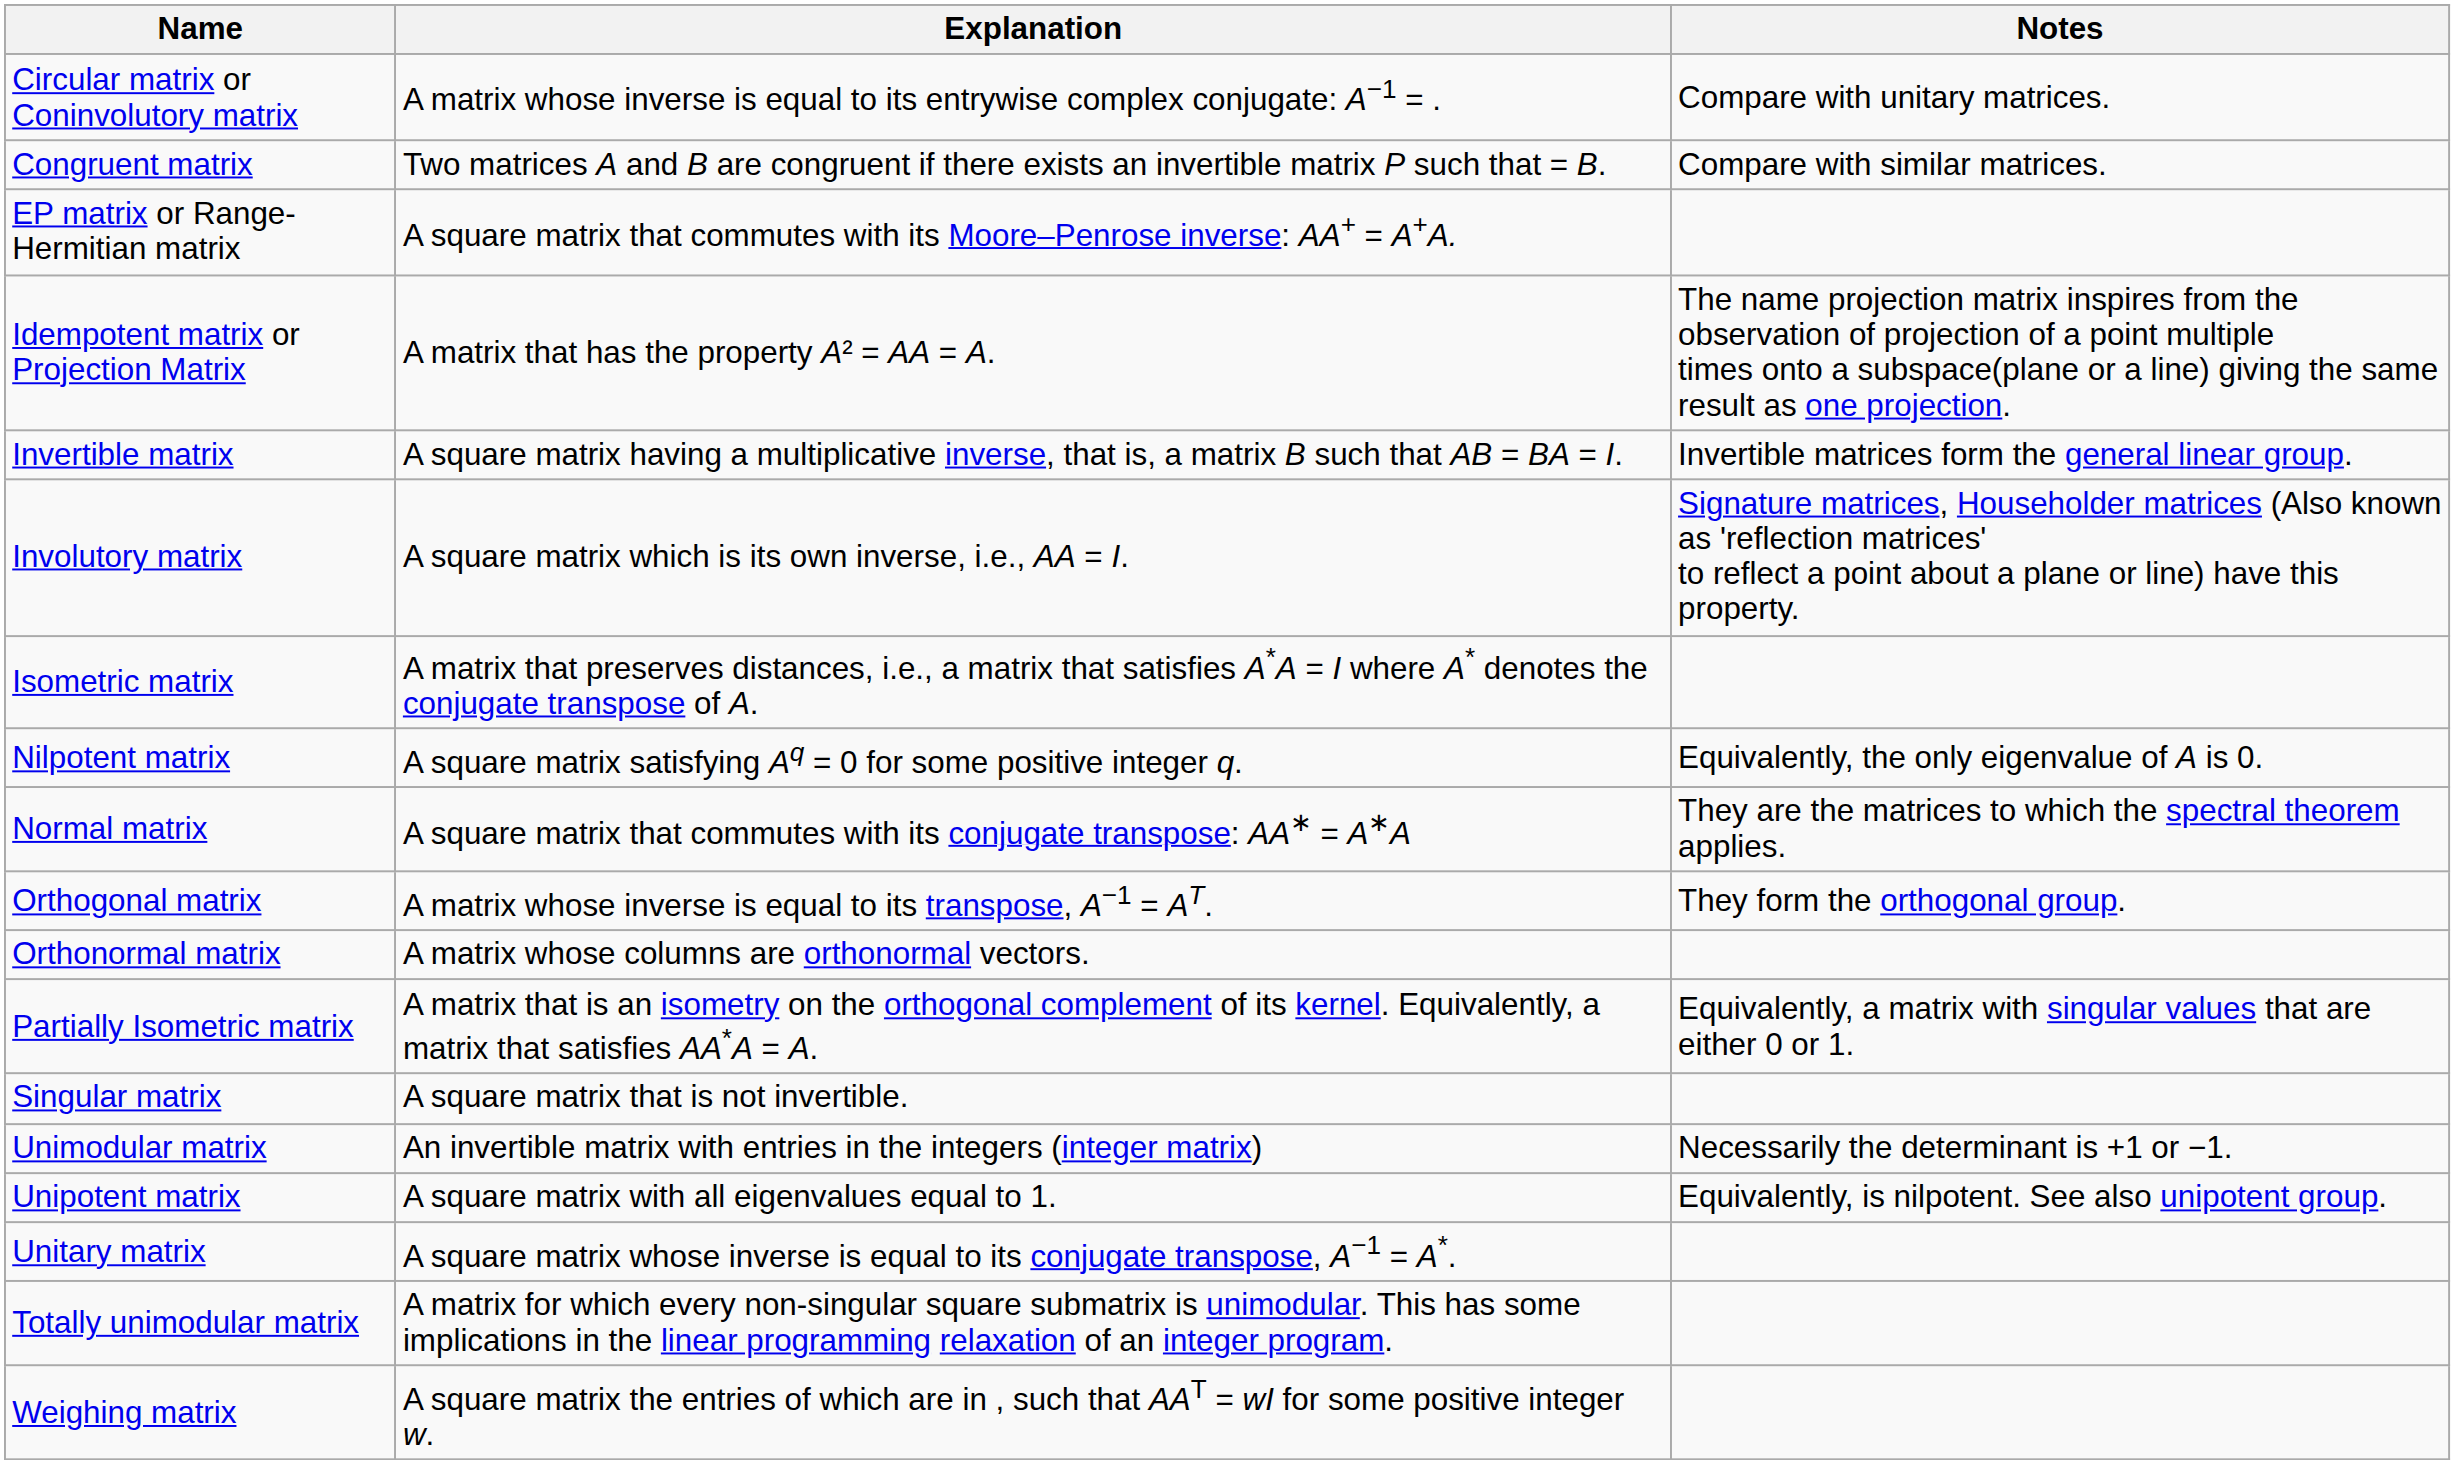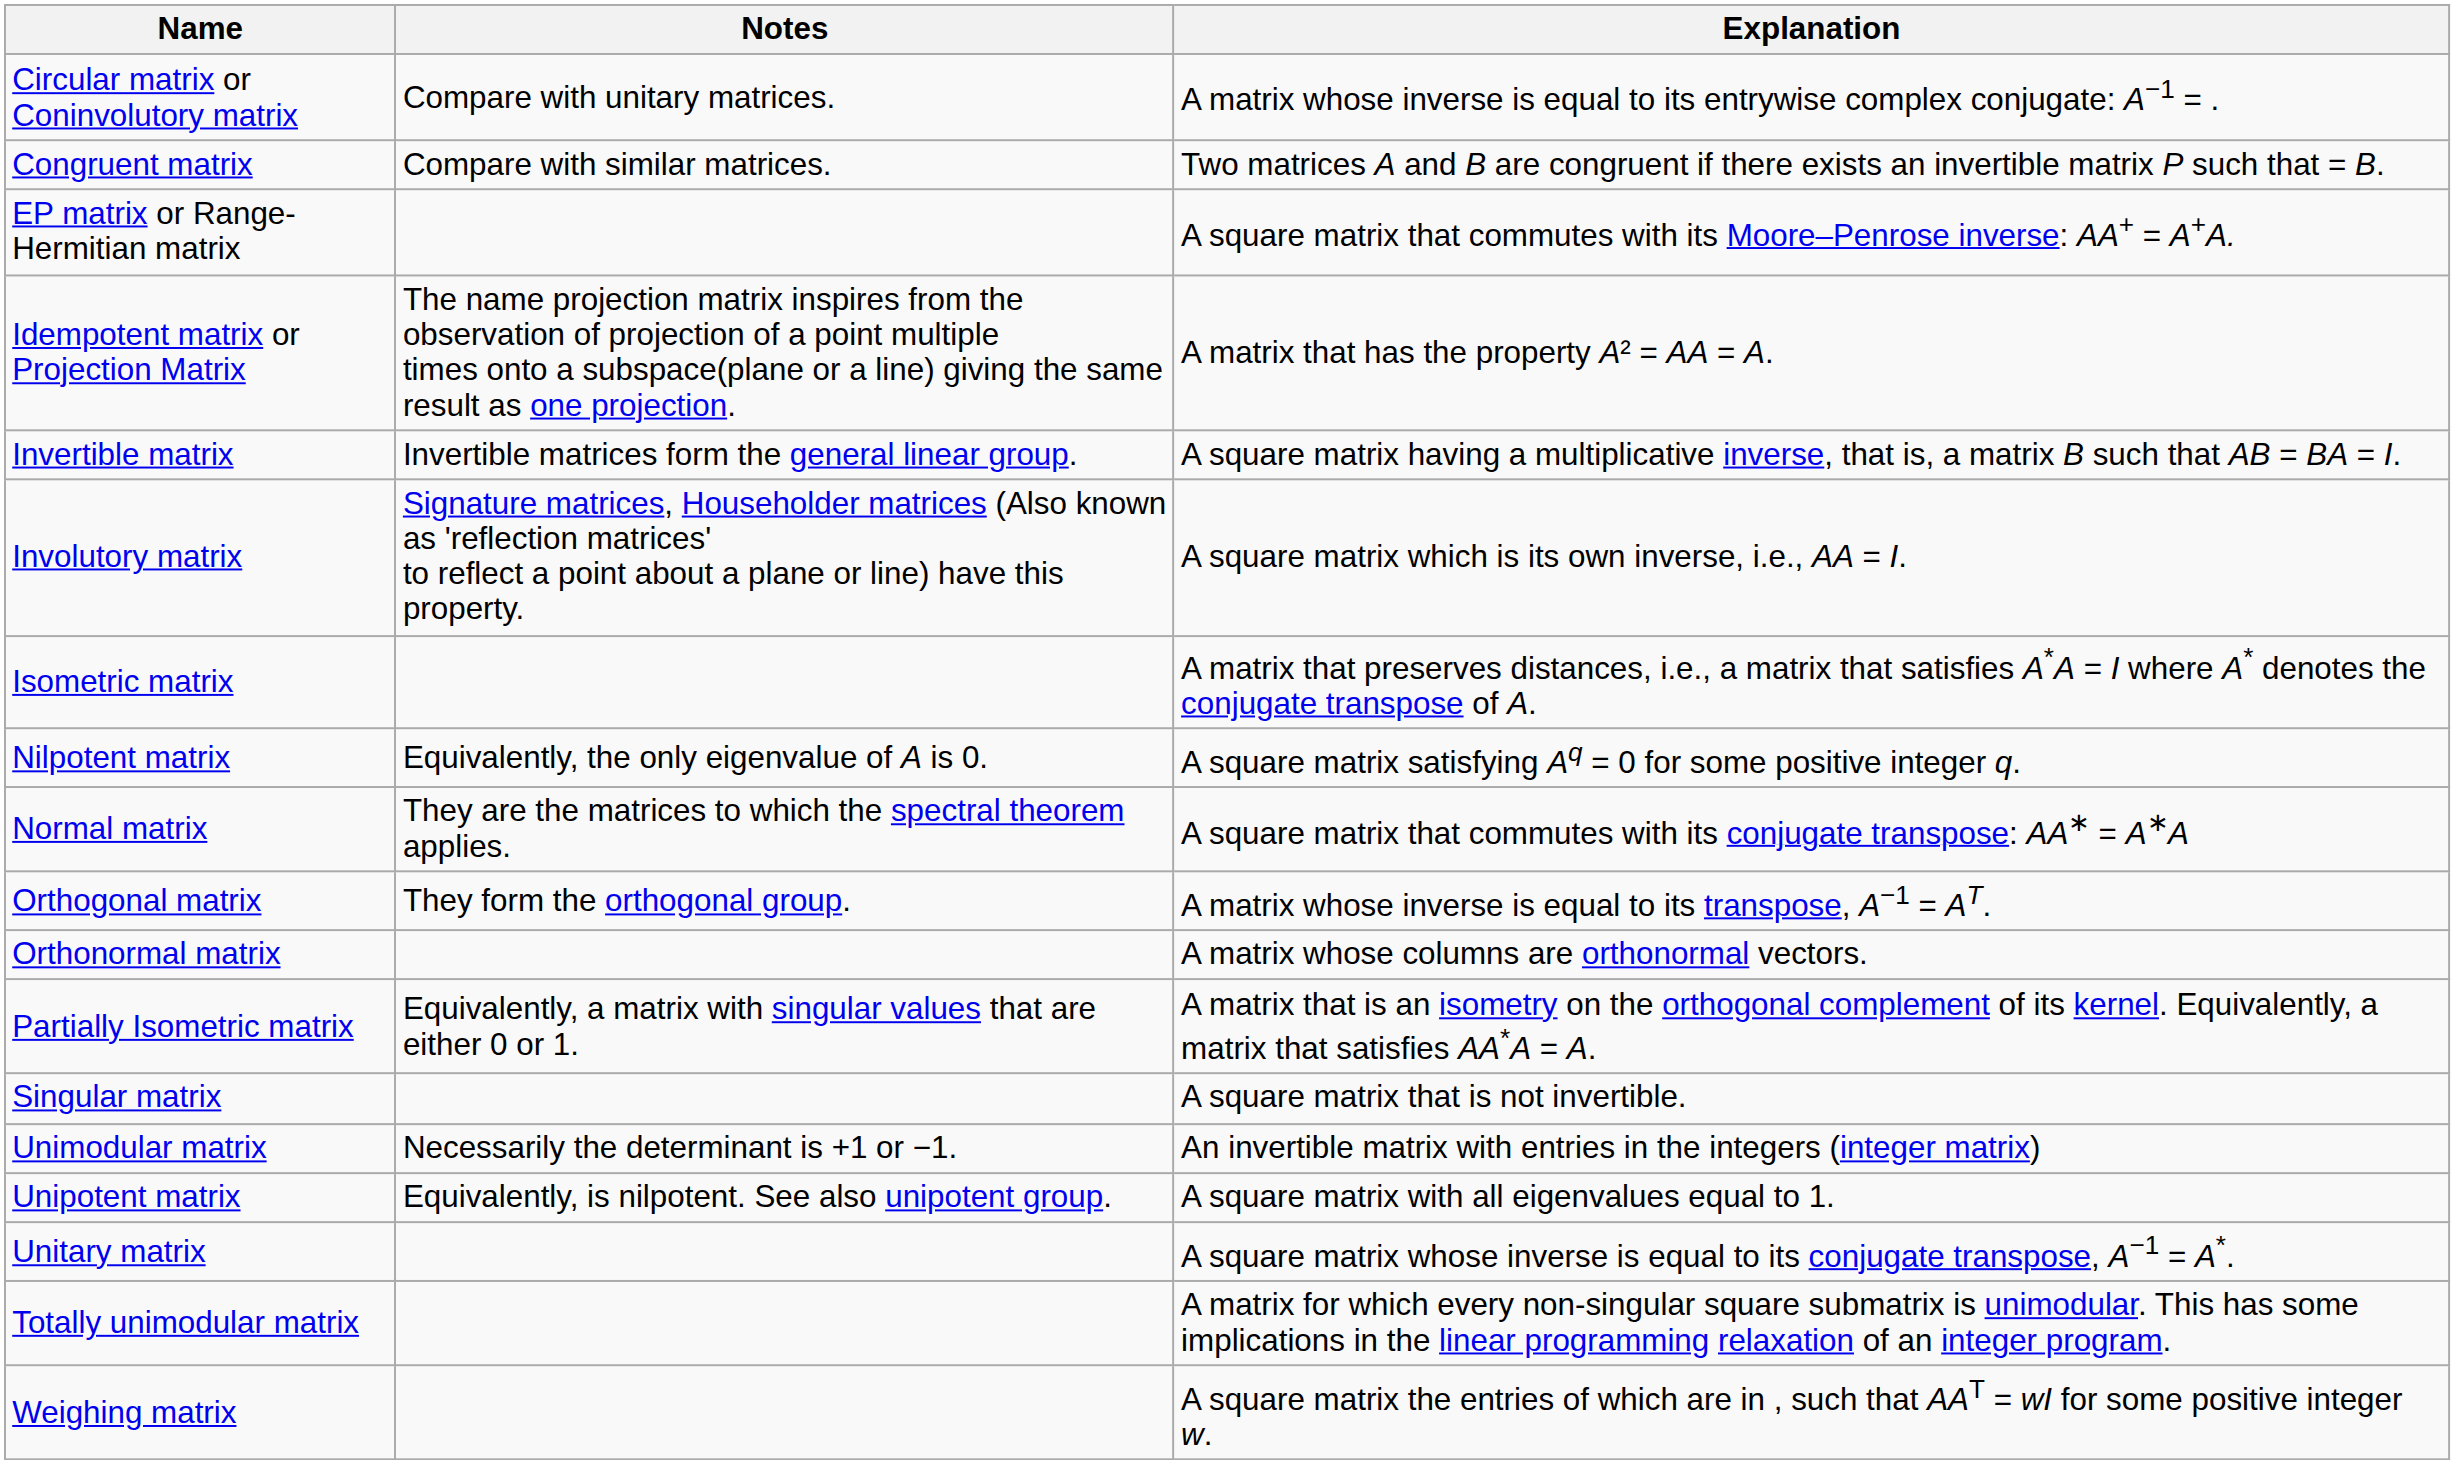columns swapped: (1033, 29) <-> (2060, 29)
